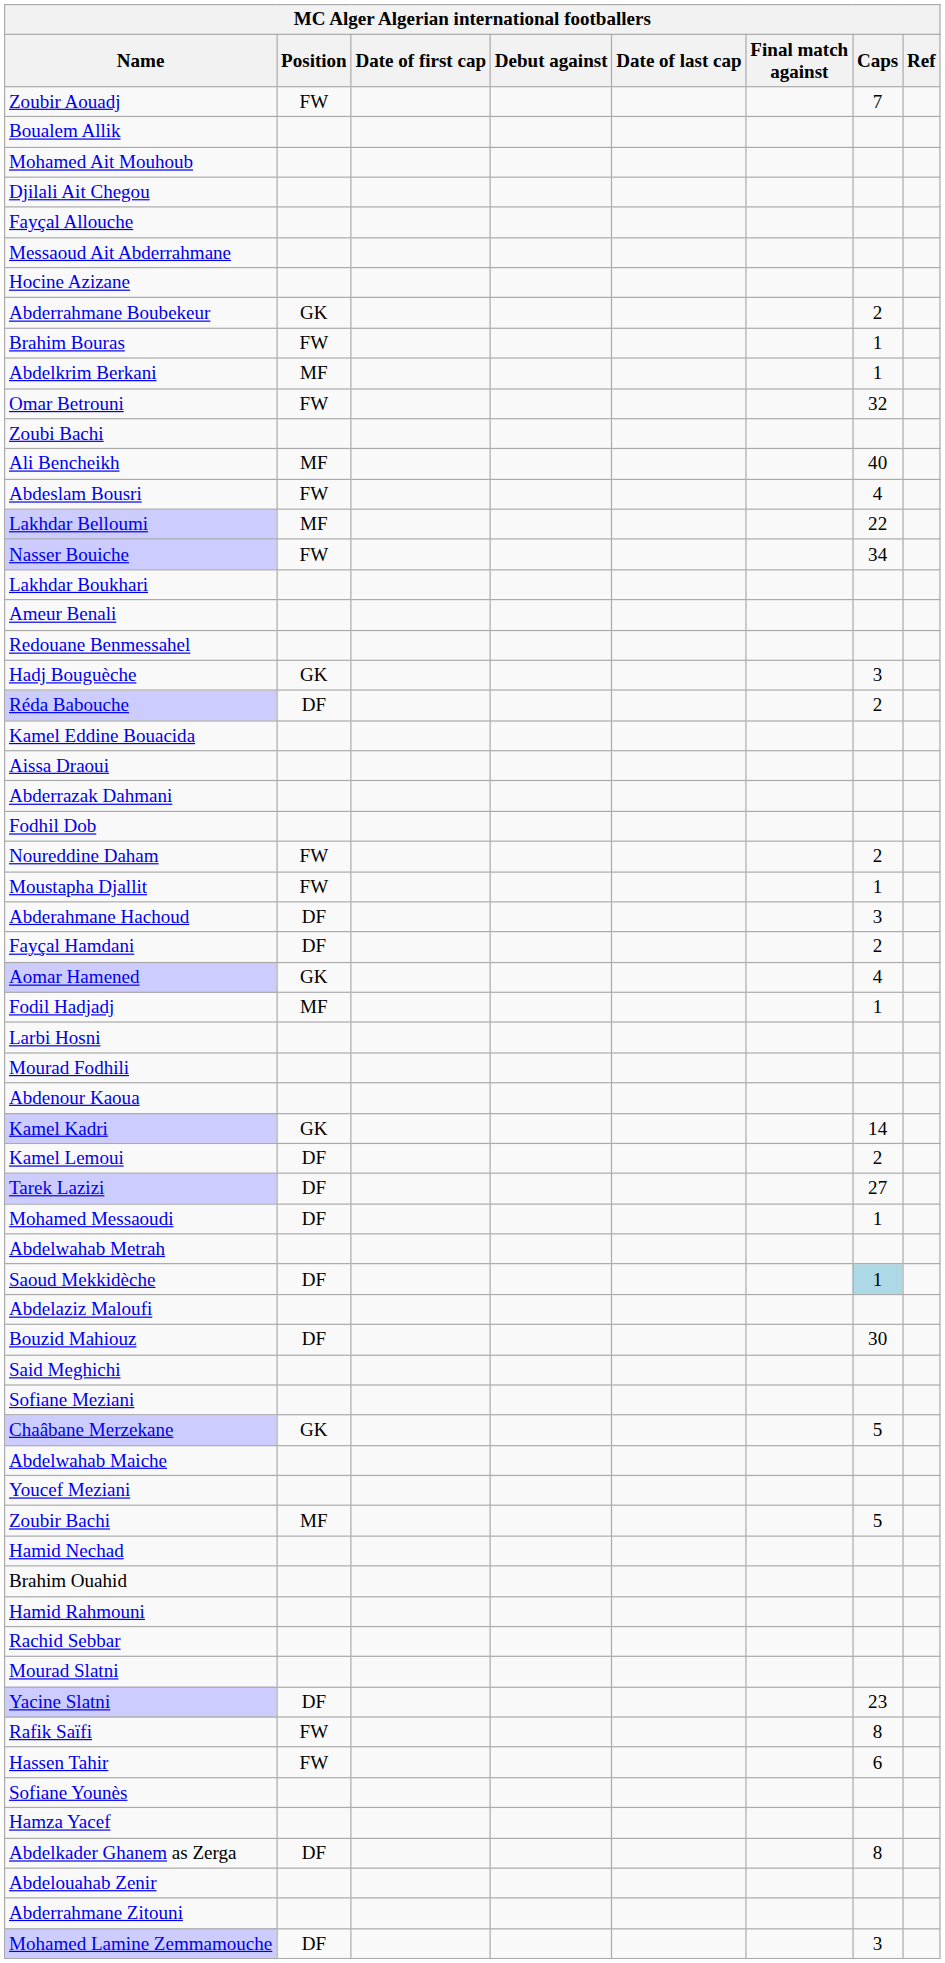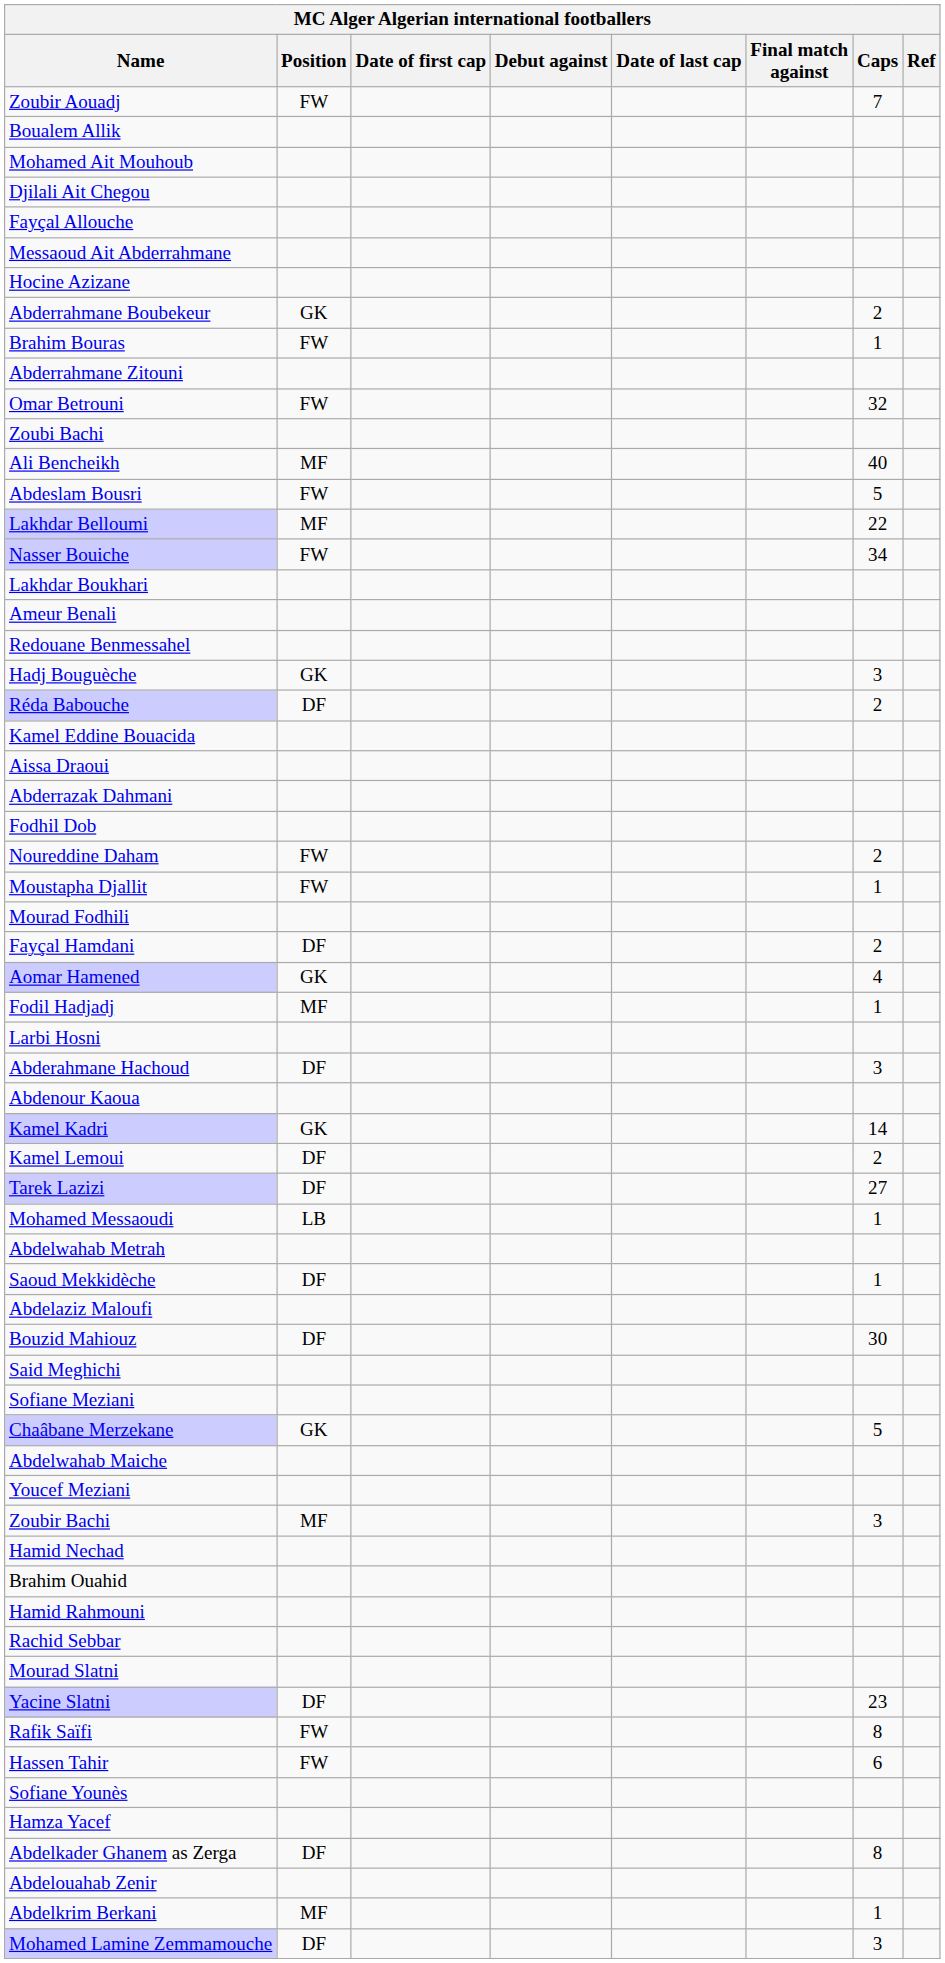rows swapped: (83, 373) <-> (96, 1913)
(878, 493) 4 -> (878, 493) 5
rows swapped: (69, 1067) <-> (99, 916)
(314, 1218) DF -> (314, 1218) LB
(878, 1279) lightblue background -> (878, 1279) no background
(878, 1520) 5 -> (878, 1520) 3
